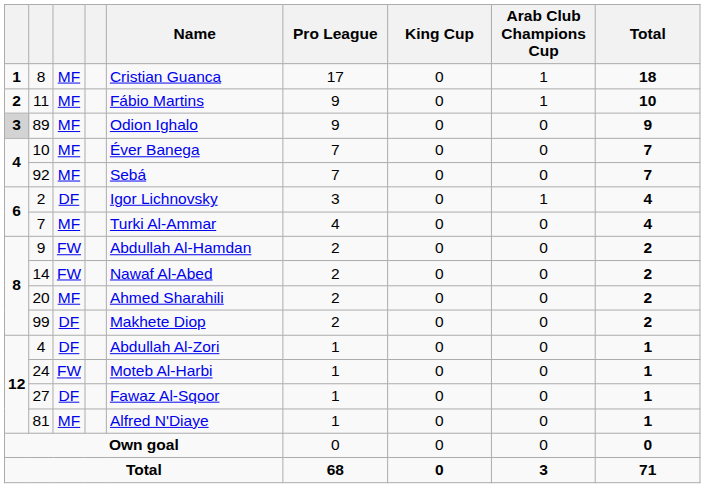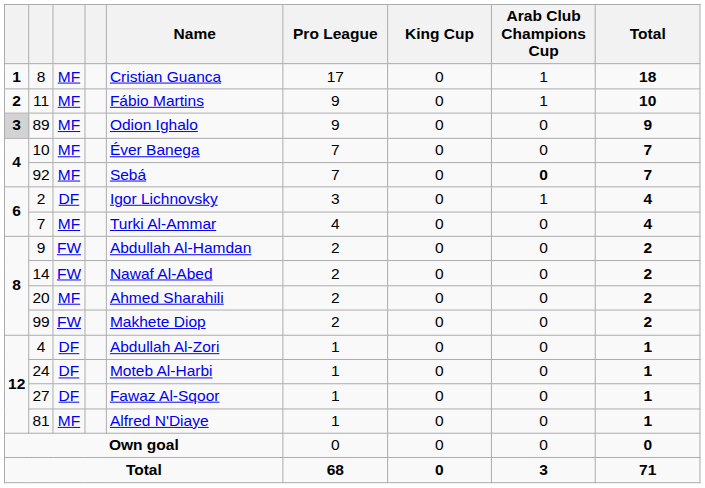(544, 174) normal -> (544, 174) bold
(69, 322) DF -> (69, 322) FW
(69, 371) FW -> (69, 371) DF
